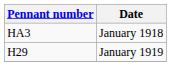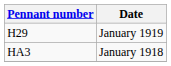rows swapped: (19, 33) <-> (17, 52)
